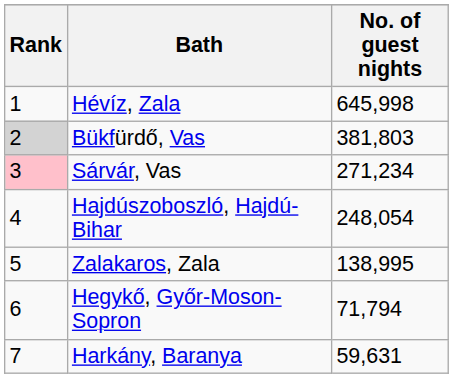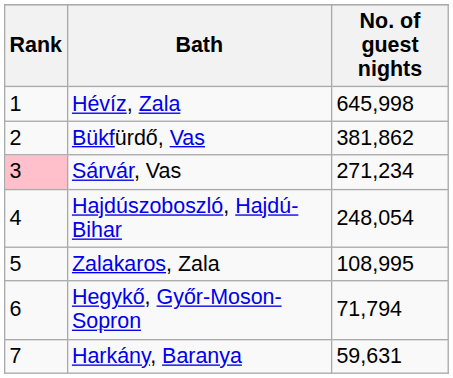(16, 137) lightgrey background -> (16, 137) no background
(375, 137) 381,803 -> (375, 137) 381,862
(375, 263) 138,995 -> (375, 263) 108,995
